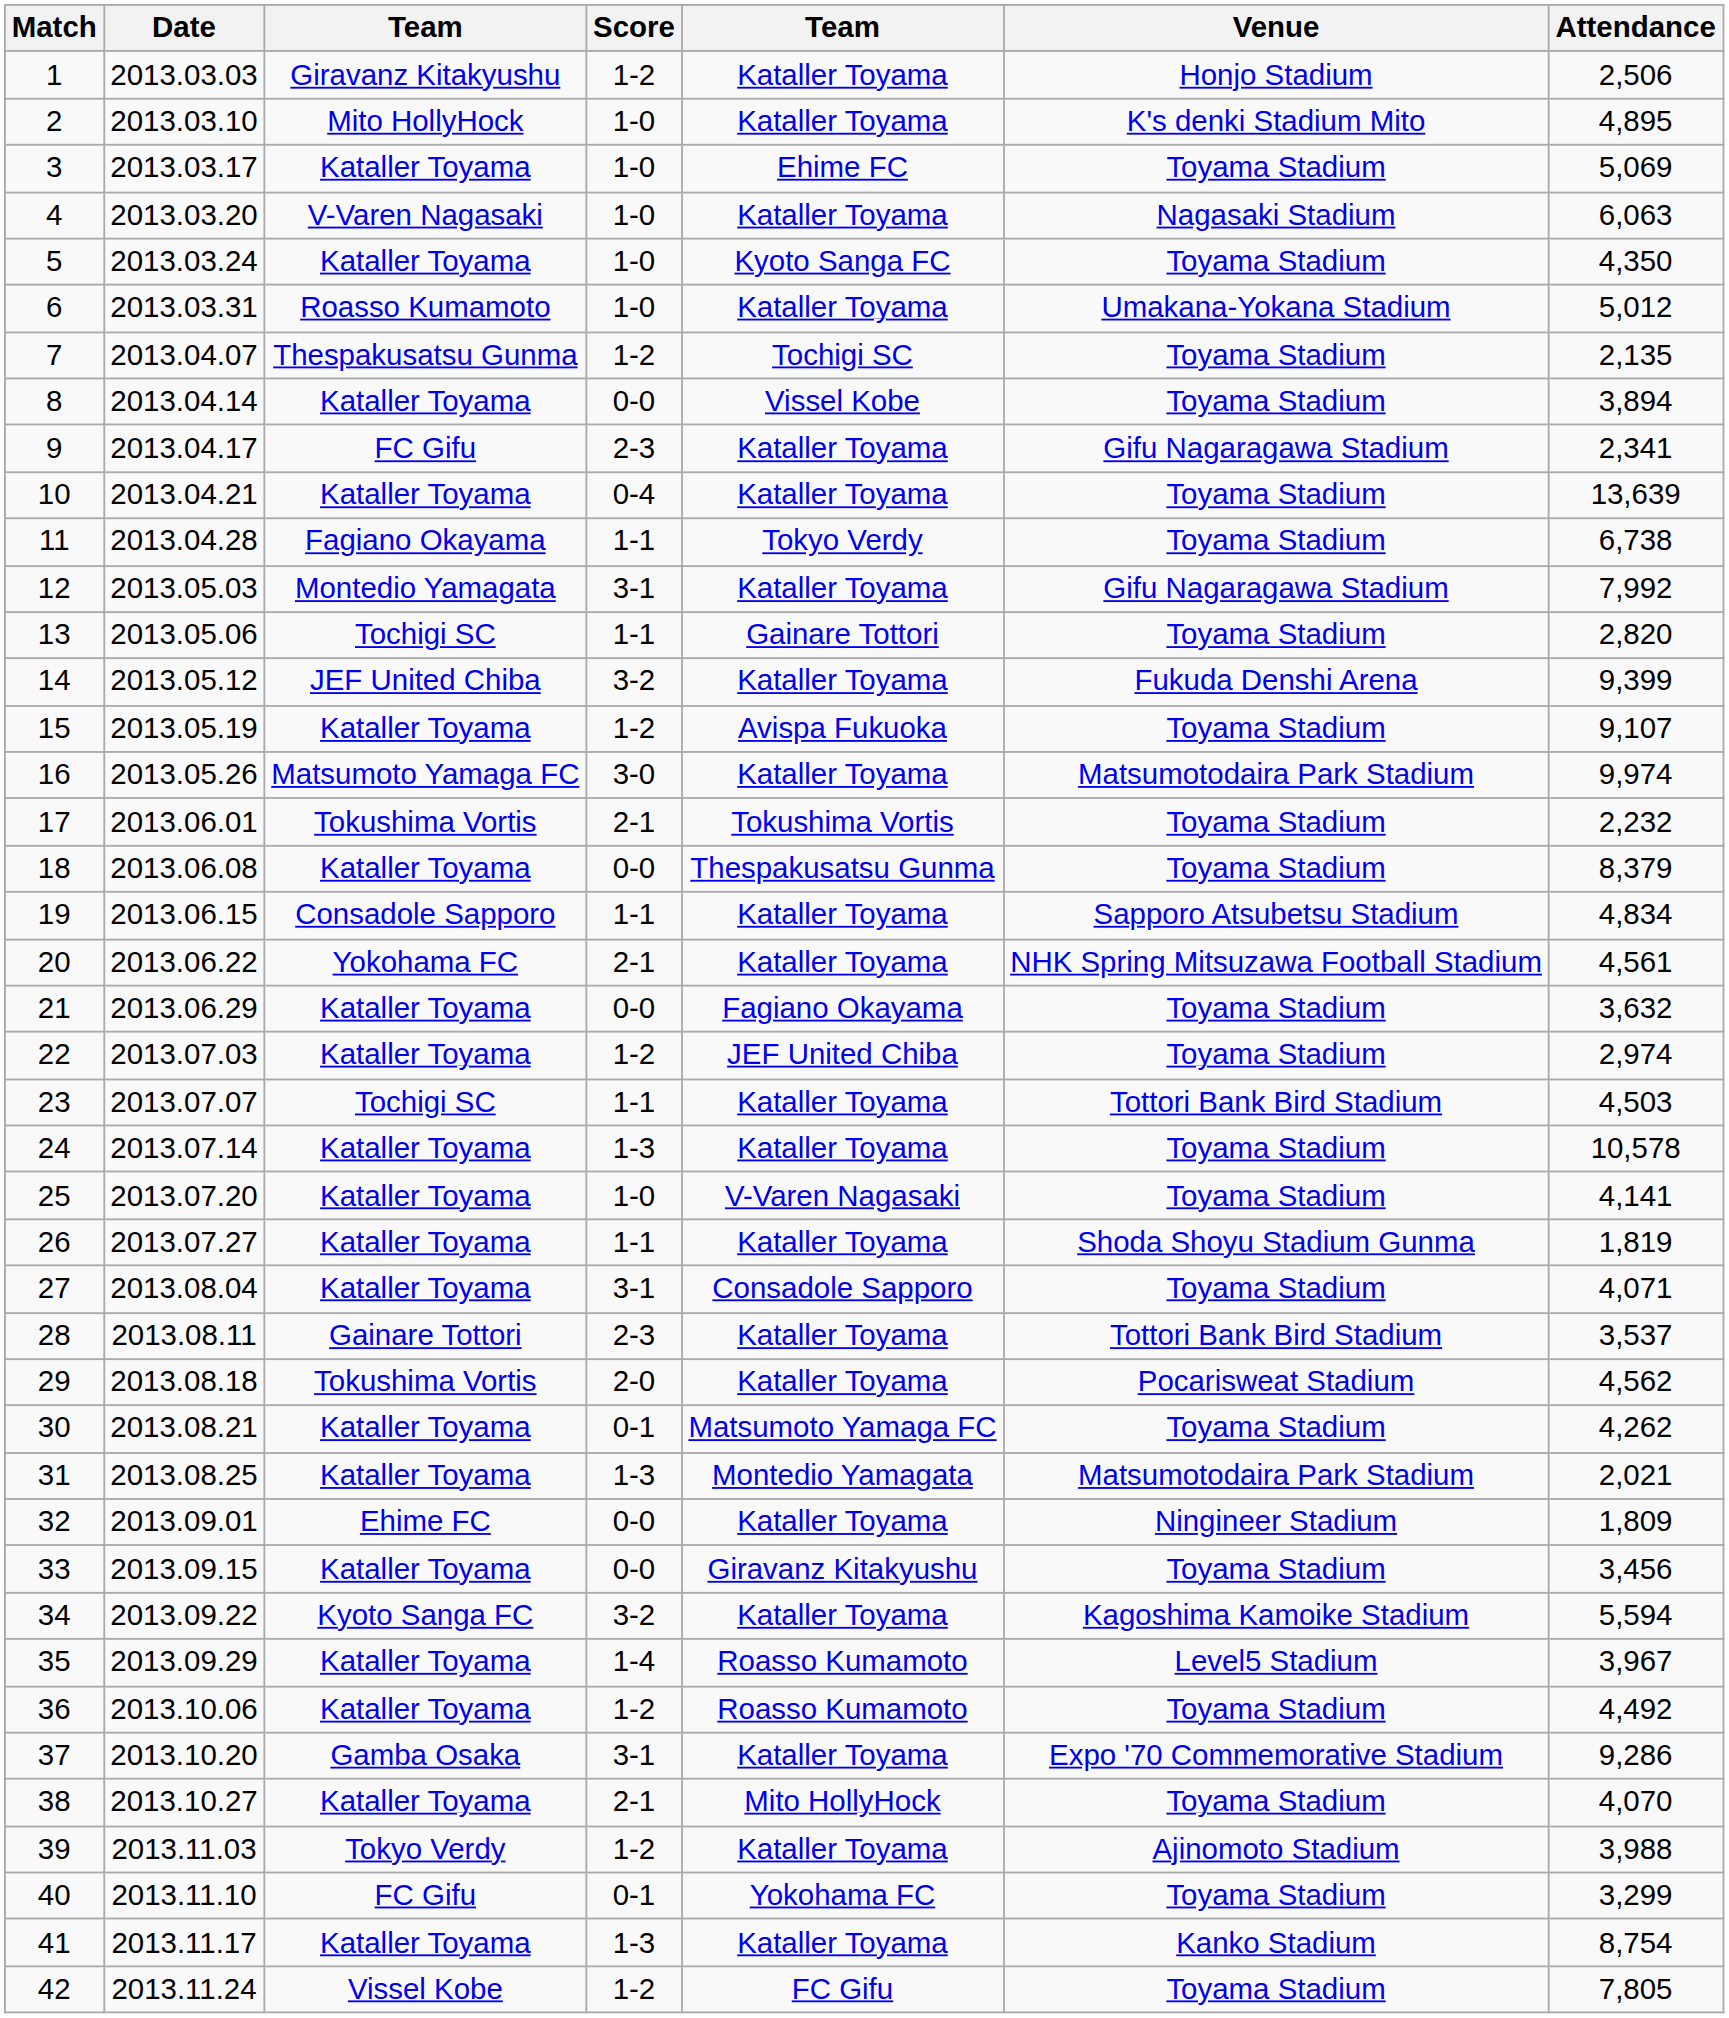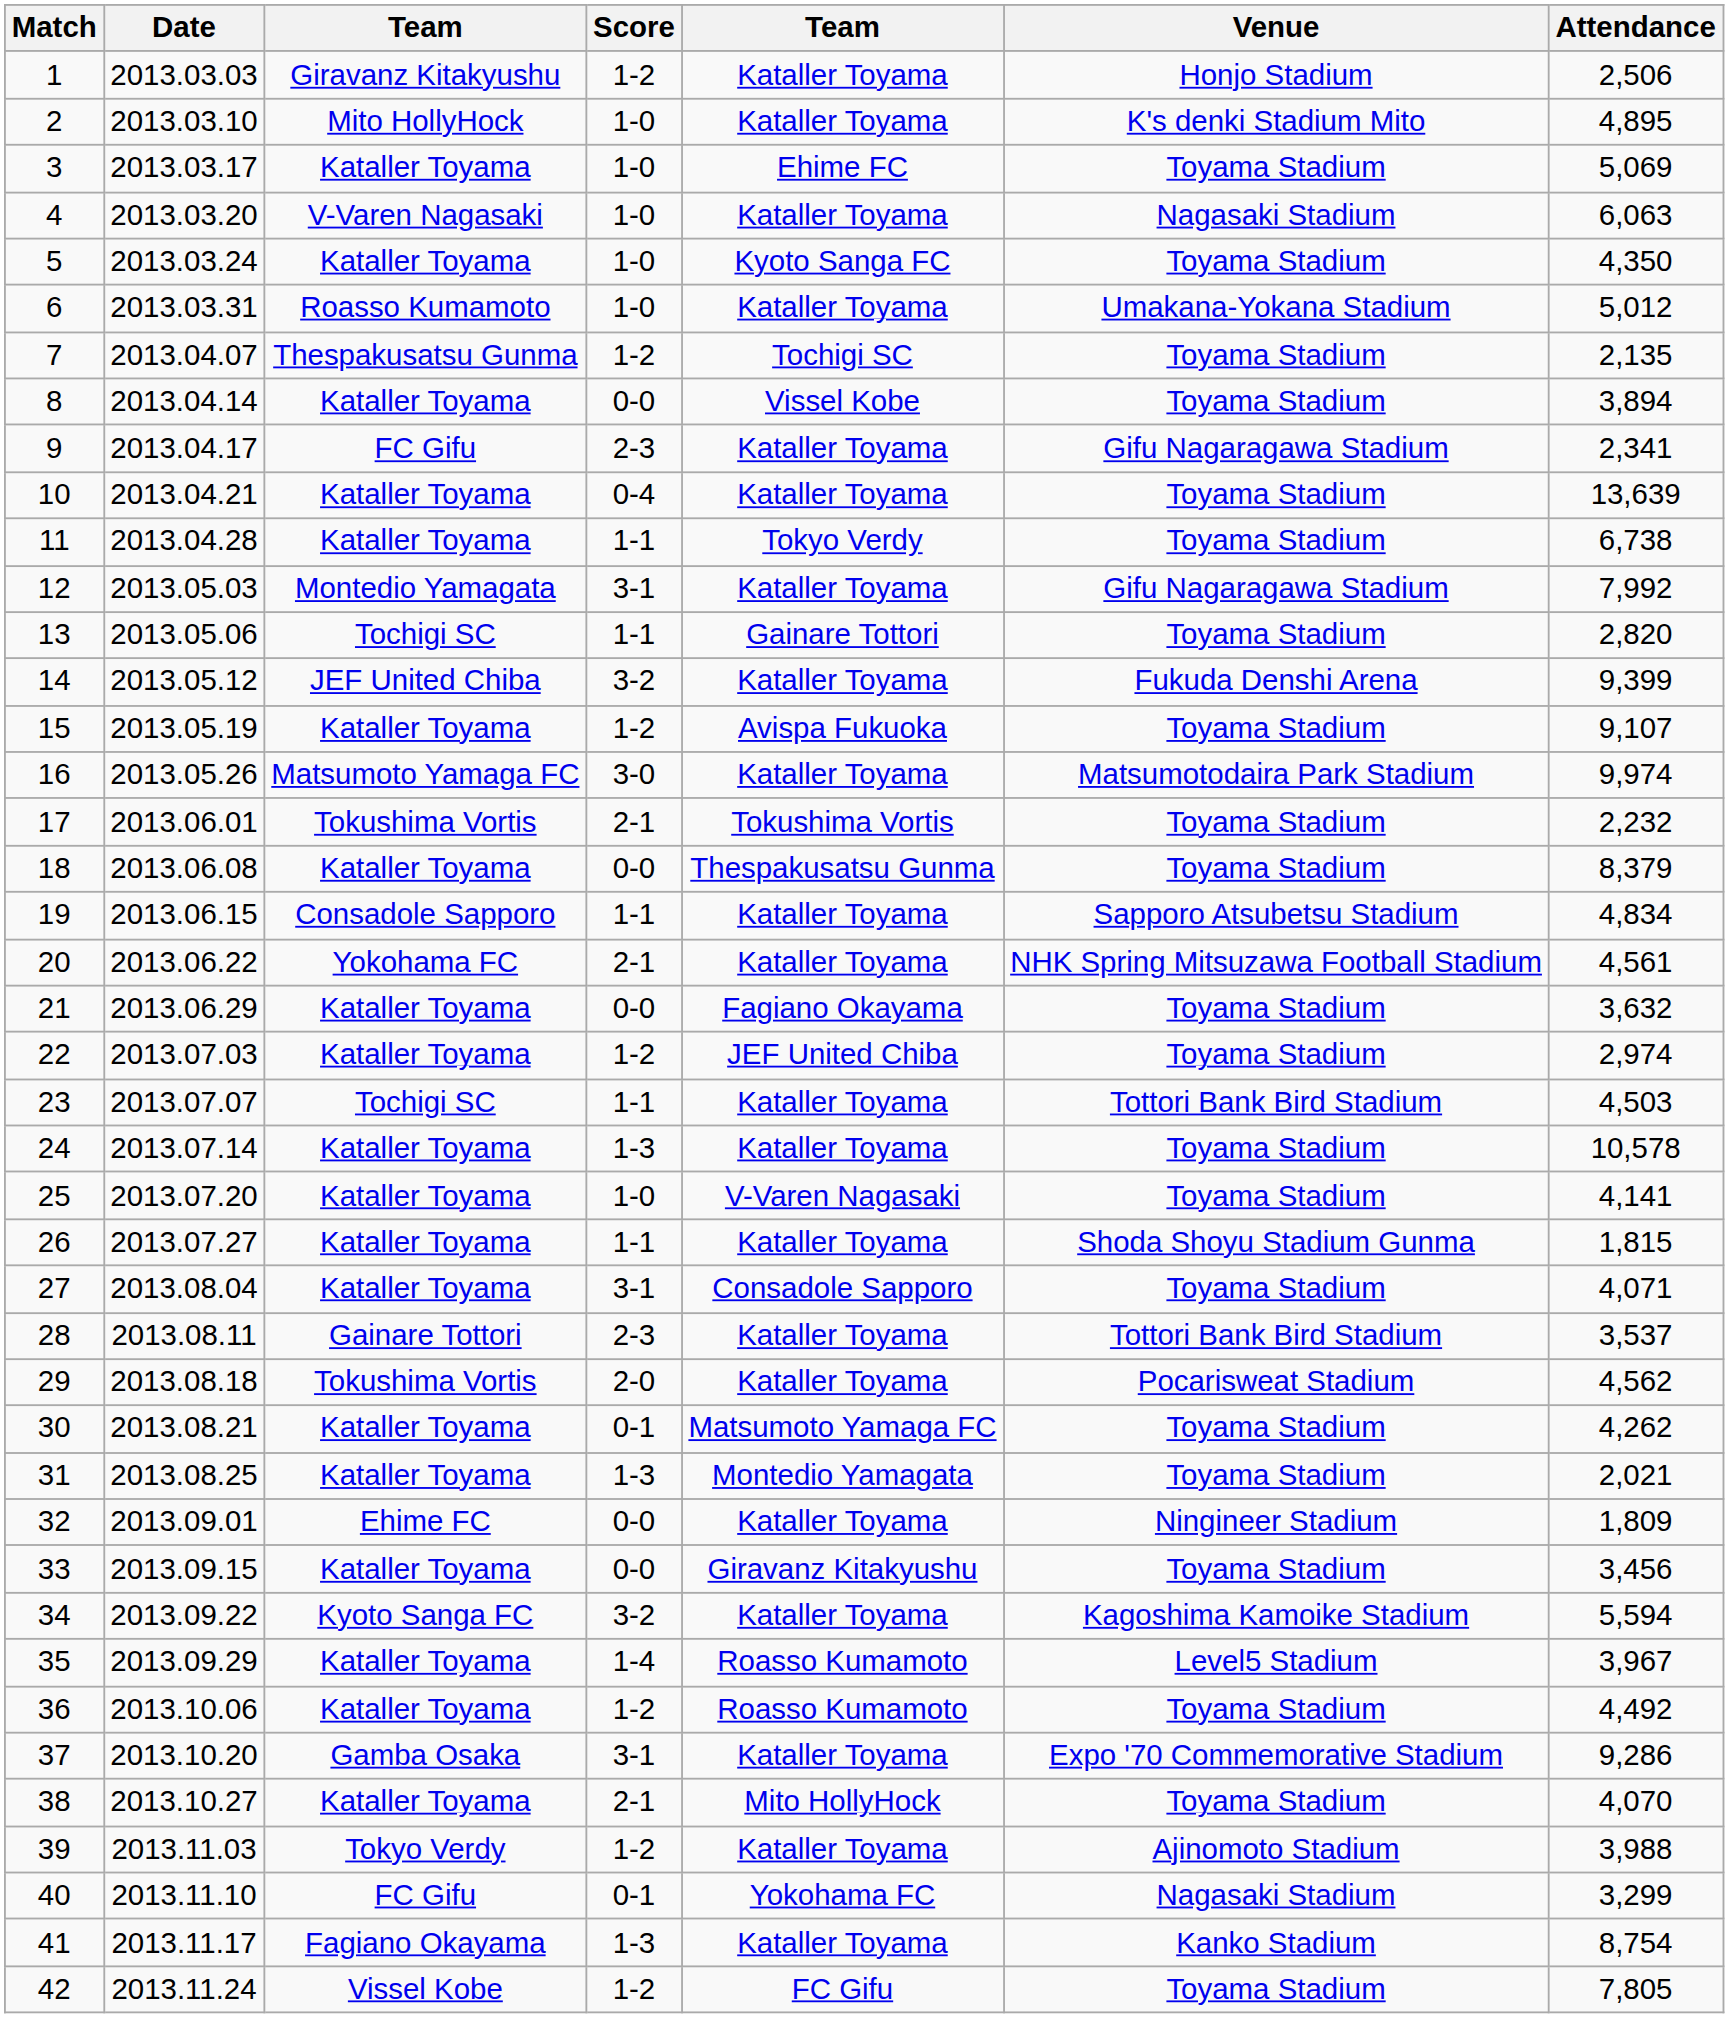(425, 541) Fagiano Okayama -> (425, 541) Kataller Toyama
(1636, 1241) 1,819 -> (1636, 1241) 1,815
(1276, 1475) Matsumotodaira Park Stadium -> (1276, 1475) Toyama Stadium
(1276, 1895) Toyama Stadium -> (1276, 1895) Nagasaki Stadium
(425, 1942) Kataller Toyama -> (425, 1942) Fagiano Okayama
